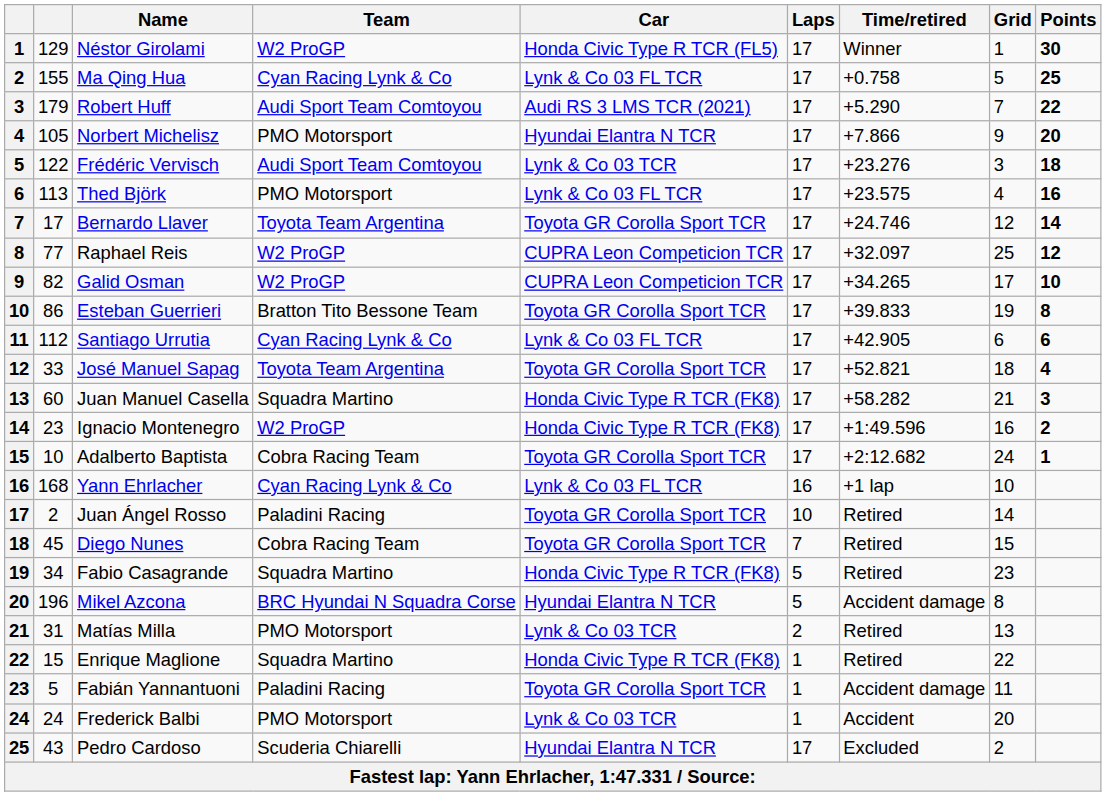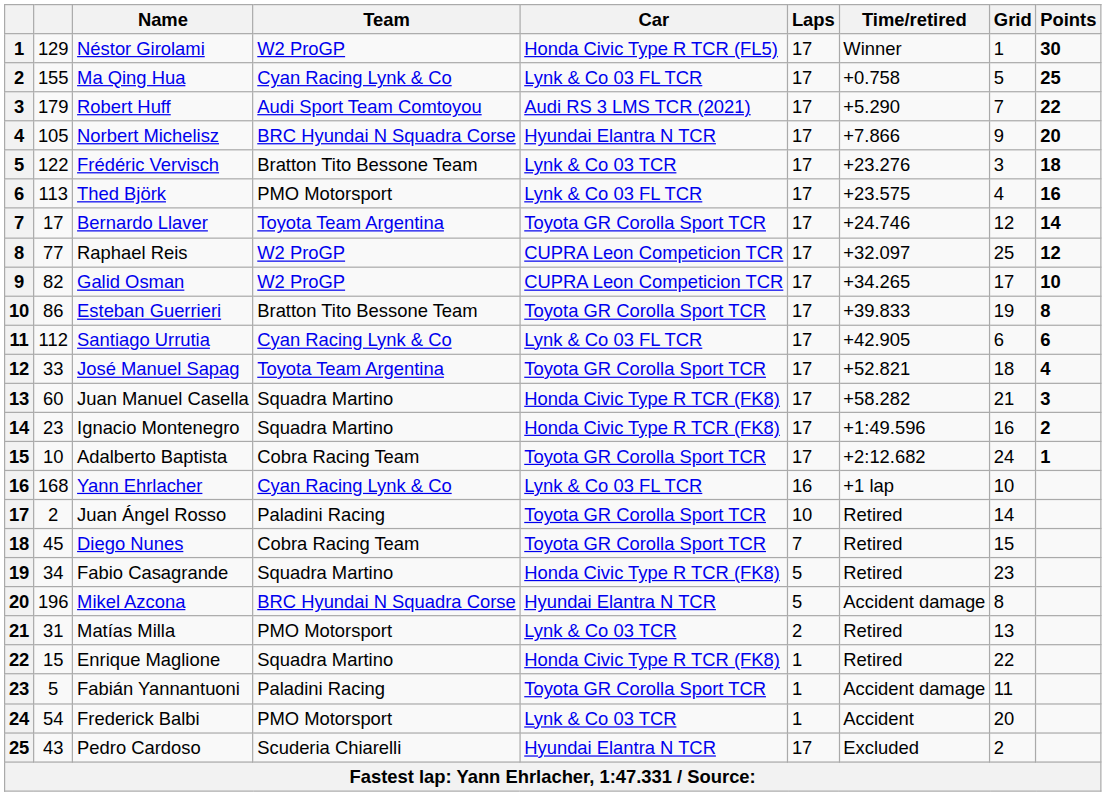(325, 136) PMO Motorsport -> (386, 136) BRC Hyundai N Squadra Corse
(369, 165) Audi Sport Team Comtoyou -> (367, 165) Bratton Tito Bessone Team
(301, 427) W2 ProGP -> (325, 427) Squadra Martino
(53, 718) 24 -> (53, 718) 54
